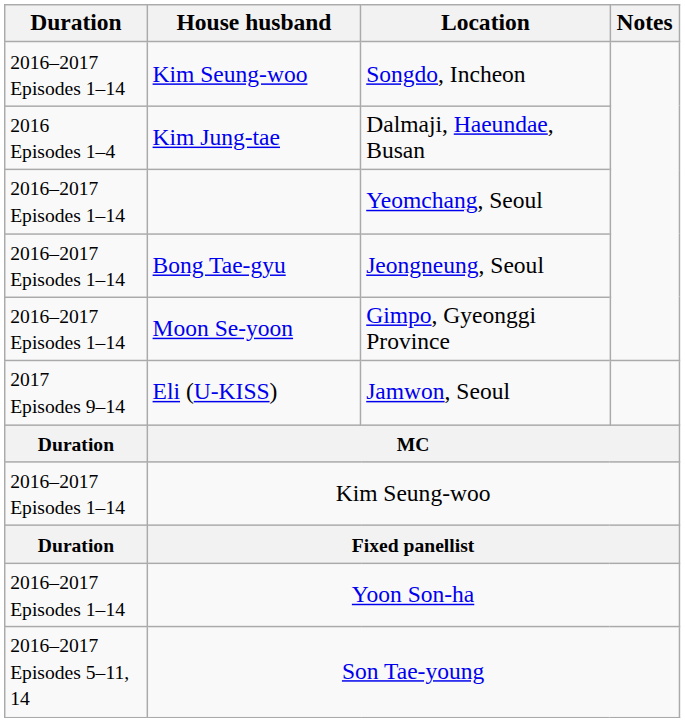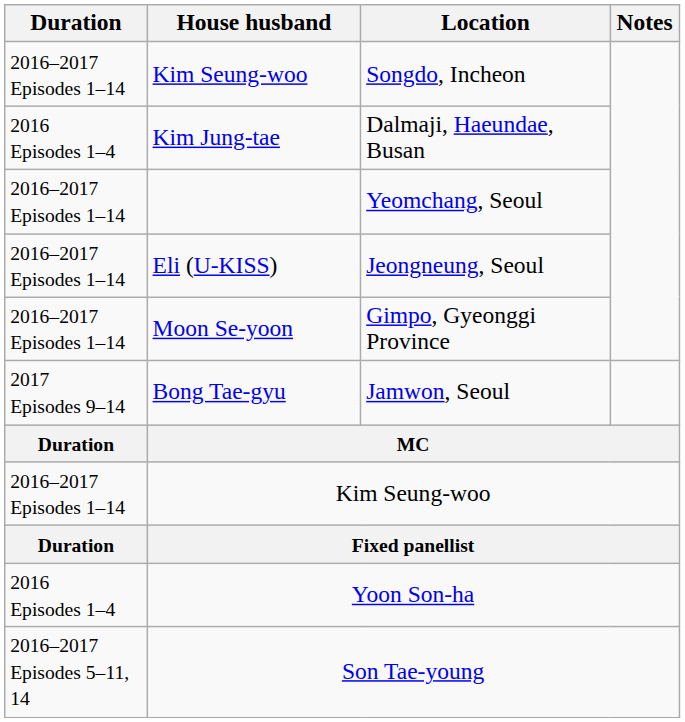(219, 264) Bong Tae-gyu -> (215, 264) Eli (U-KISS)
(215, 392) Eli (U-KISS) -> (219, 392) Bong Tae-gyu
(68, 596) 2016–2017 Episodes 1–14 -> (63, 596) 2016 Episodes 1–4
